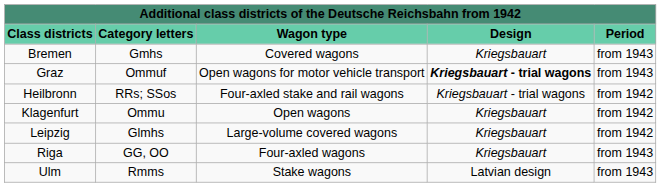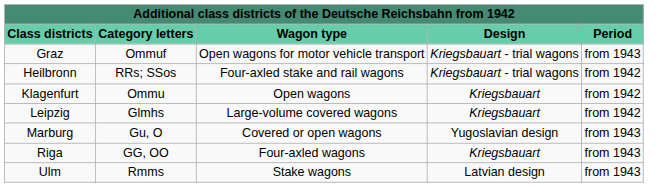- row: (50, 53)
(511, 73) bold -> (505, 53) normal
+ row: (50, 133)
